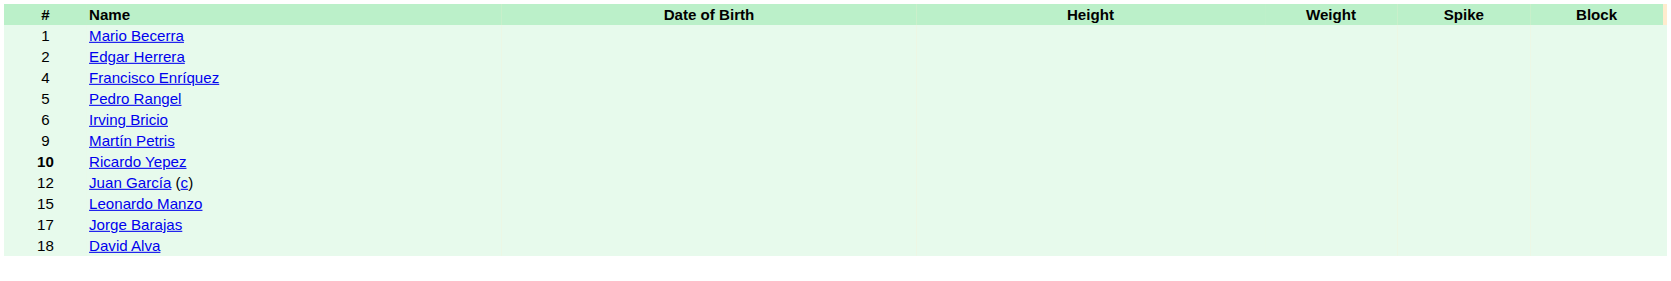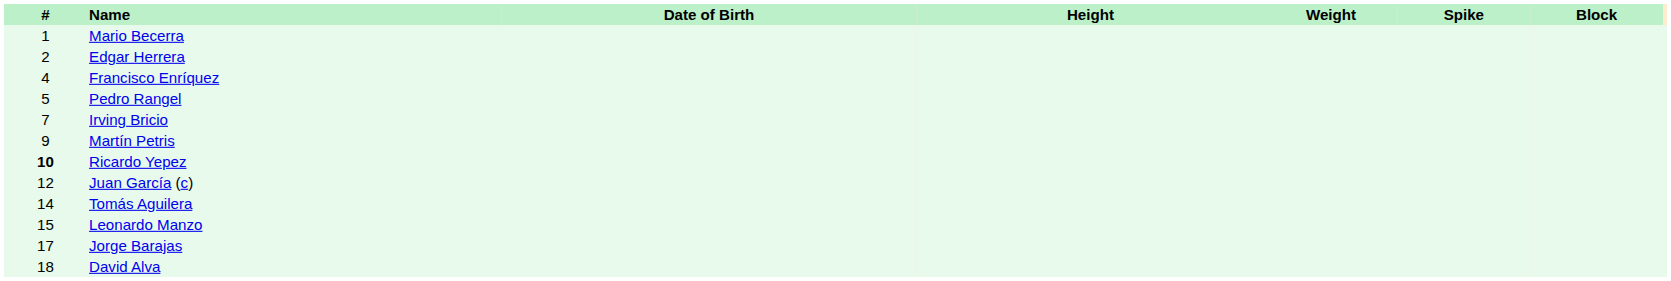(45, 119) 6 -> (45, 119) 7
+ row: (141, 203)
